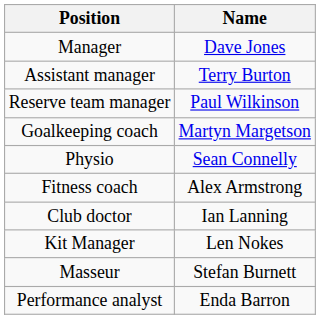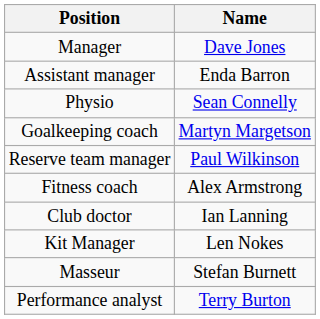(245, 74) Terry Burton -> (245, 74) Enda Barron
rows swapped: (90, 103) <-> (90, 159)
(245, 300) Enda Barron -> (245, 300) Terry Burton
